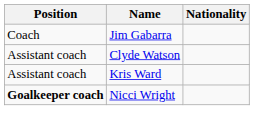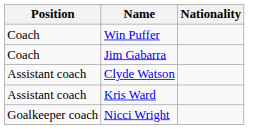+ row: (132, 34)
(55, 94) bold -> (53, 114) normal
